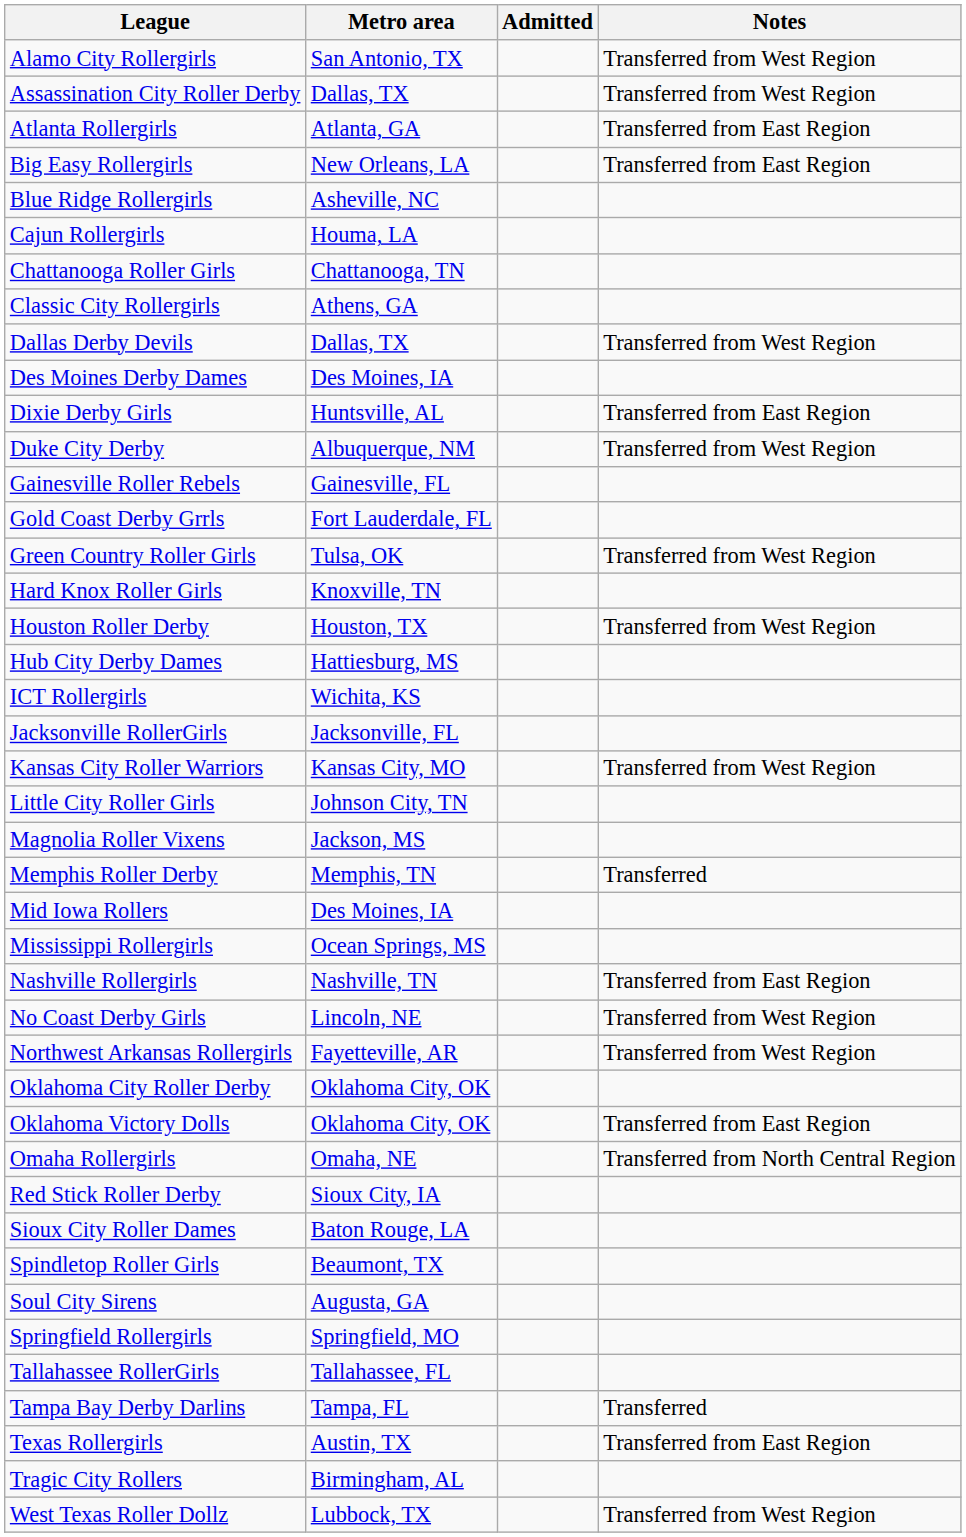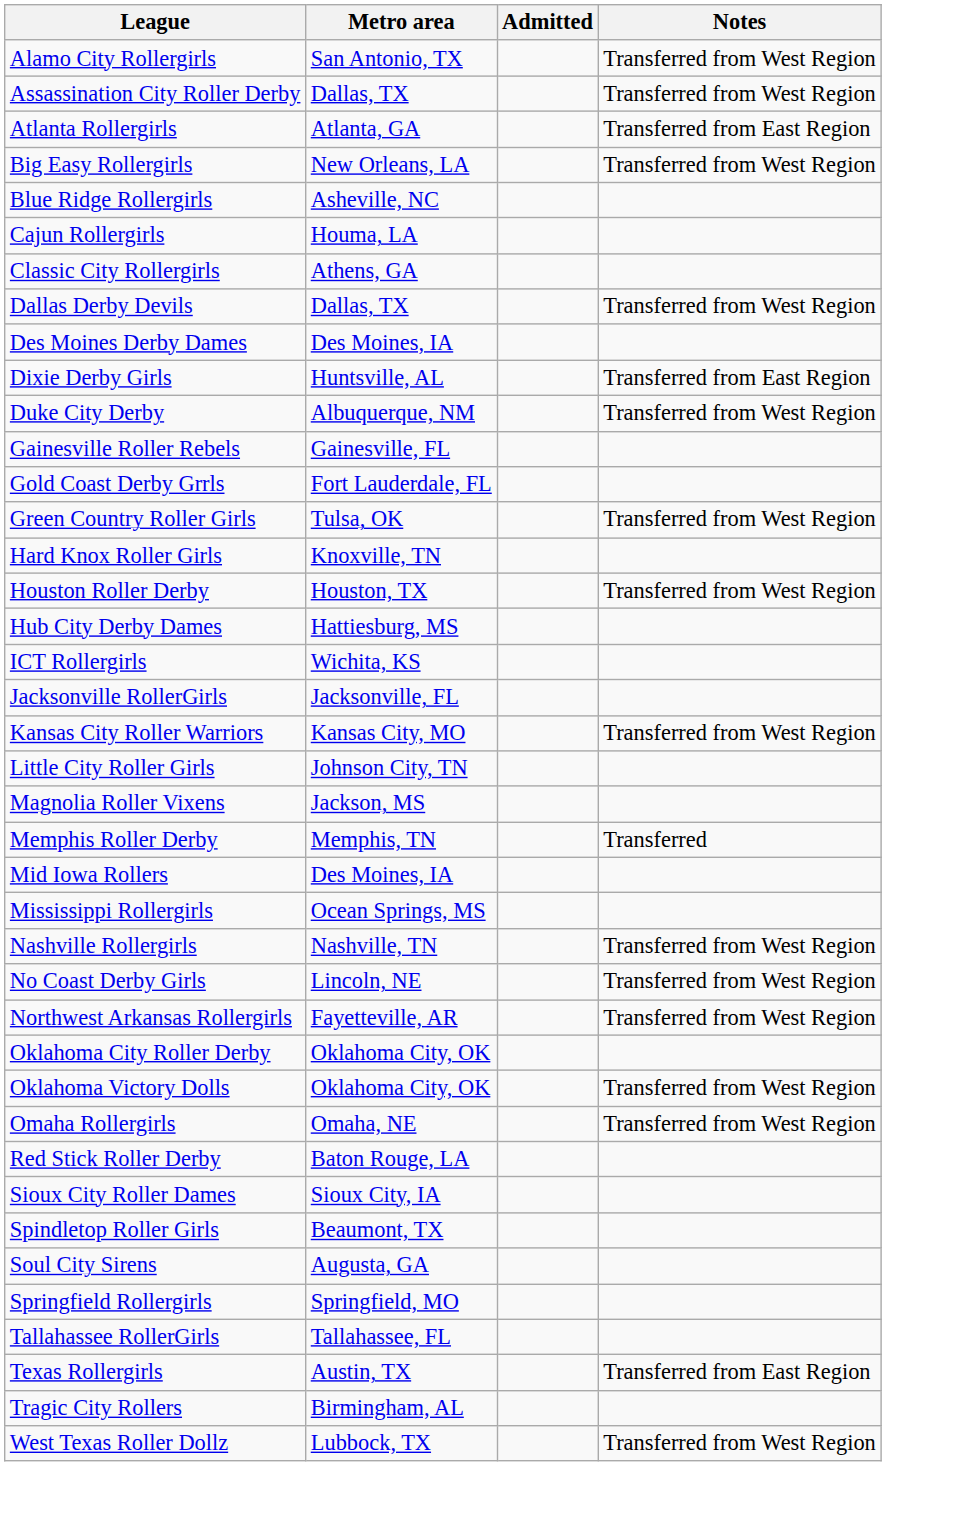(737, 164) Transferred from East Region -> (740, 164) Transferred from West Region
- row: (122, 270)
(737, 981) Transferred from East Region -> (740, 945) Transferred from West Region
(737, 1123) Transferred from East Region -> (740, 1088) Transferred from West Region
(780, 1159) Transferred from North Central Region -> (740, 1123) Transferred from West Region
(376, 1194) Sioux City, IA -> (390, 1159) Baton Rouge, LA
(390, 1230) Baton Rouge, LA -> (376, 1194) Sioux City, IA
- row: (128, 1407)
